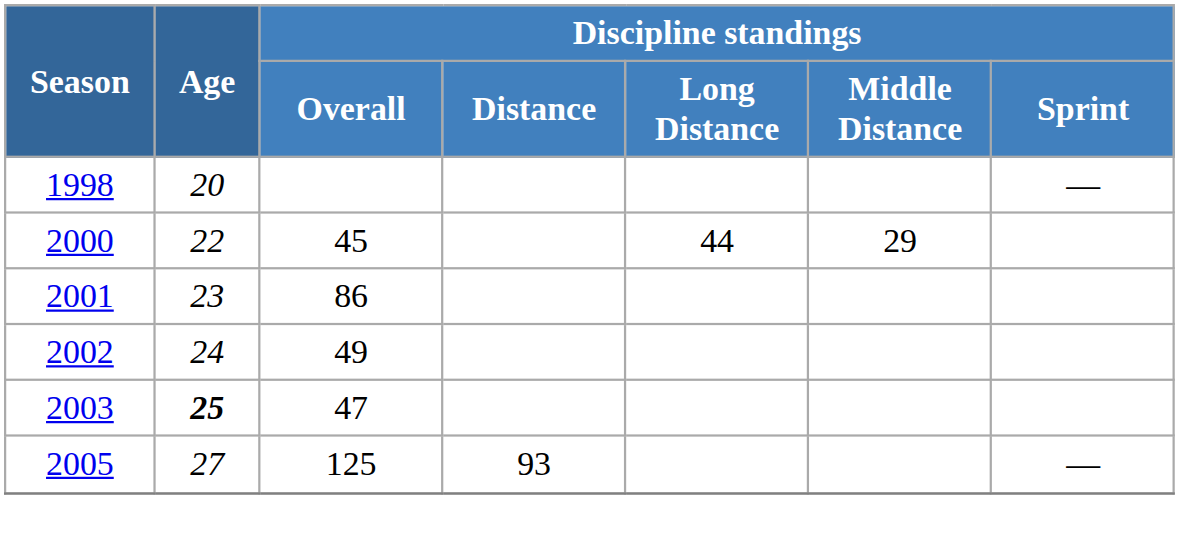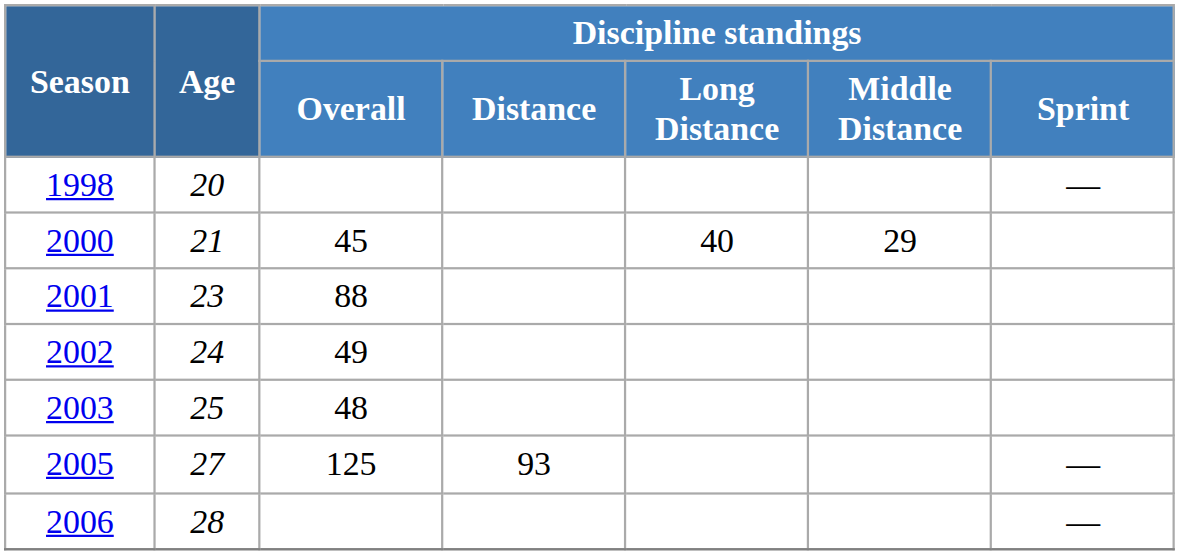(207, 240) 22 -> (207, 240) 21
(717, 240) 44 -> (717, 240) 40
(351, 296) 86 -> (351, 296) 88
(207, 408) bold -> (207, 408) normal
(351, 408) 47 -> (351, 408) 48
+ row: (80, 519)
